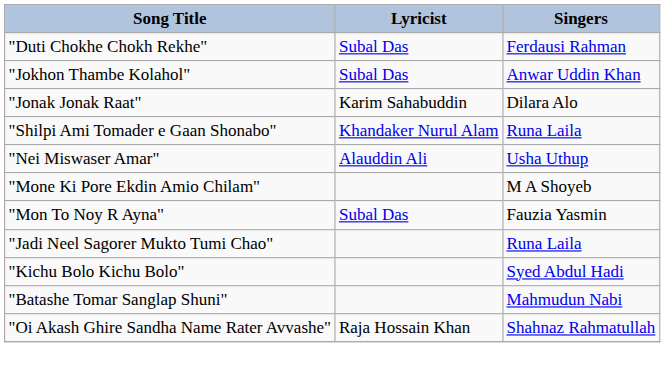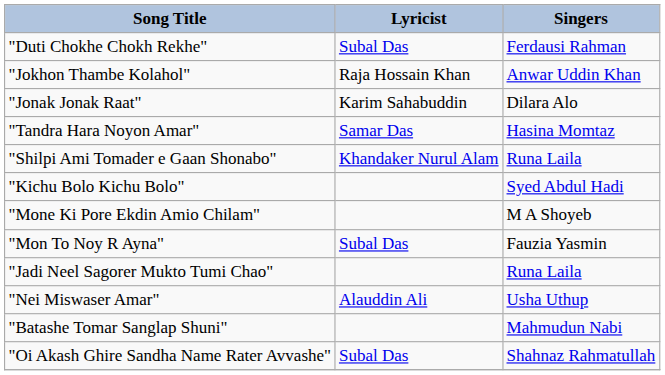(374, 74) Subal Das -> (405, 74) Raja Hossain Khan
+ row: (104, 131)
rows swapped: (84, 159) <-> (96, 271)
(405, 327) Raja Hossain Khan -> (374, 355) Subal Das
